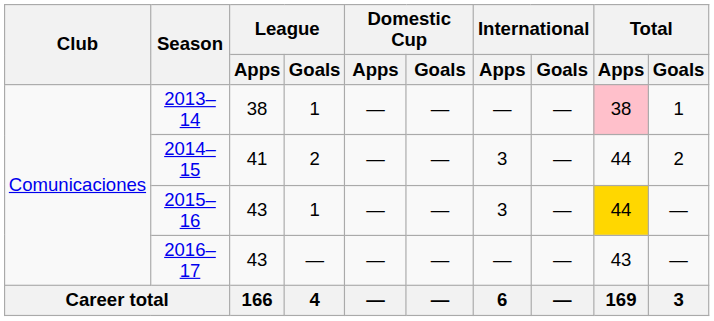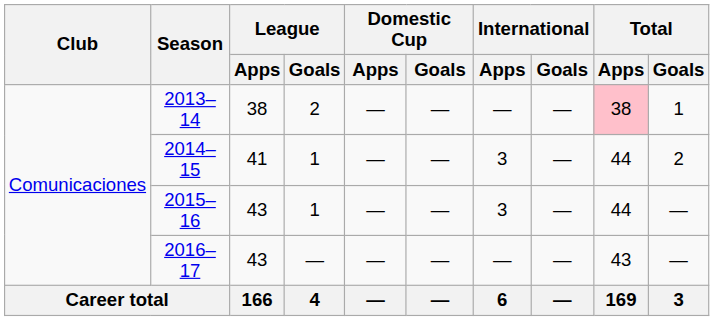(315, 109) 1 -> (315, 109) 2
(315, 159) 2 -> (315, 159) 1
(621, 210) gold background -> (621, 210) no background
